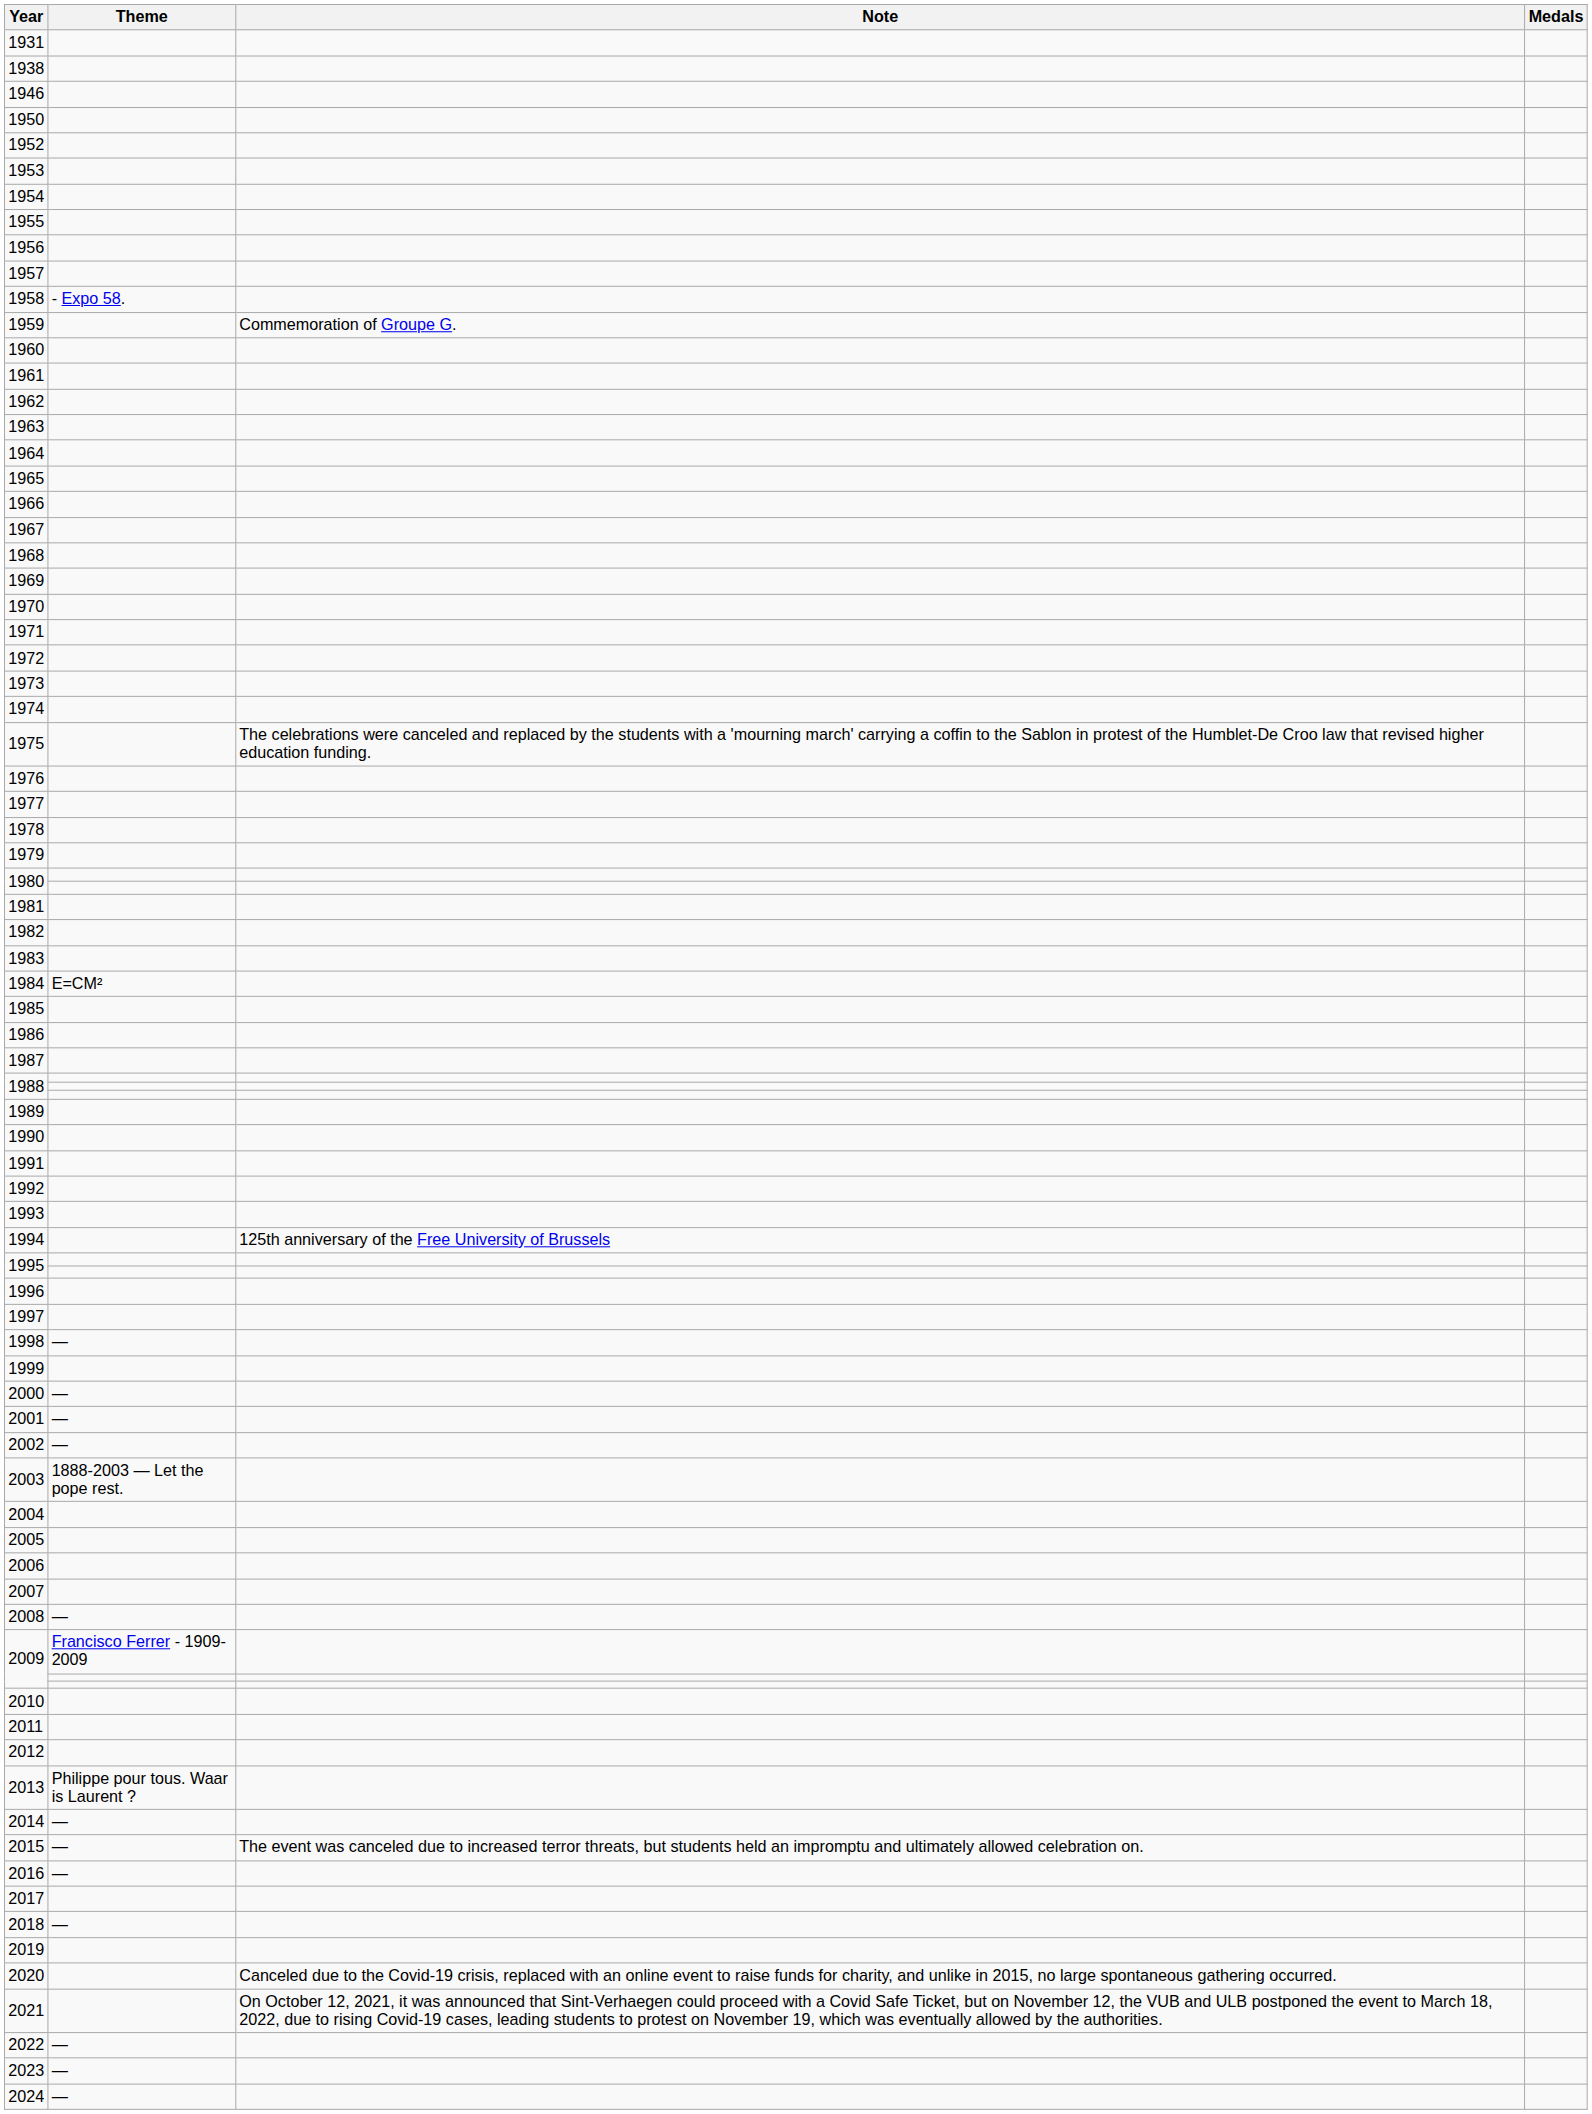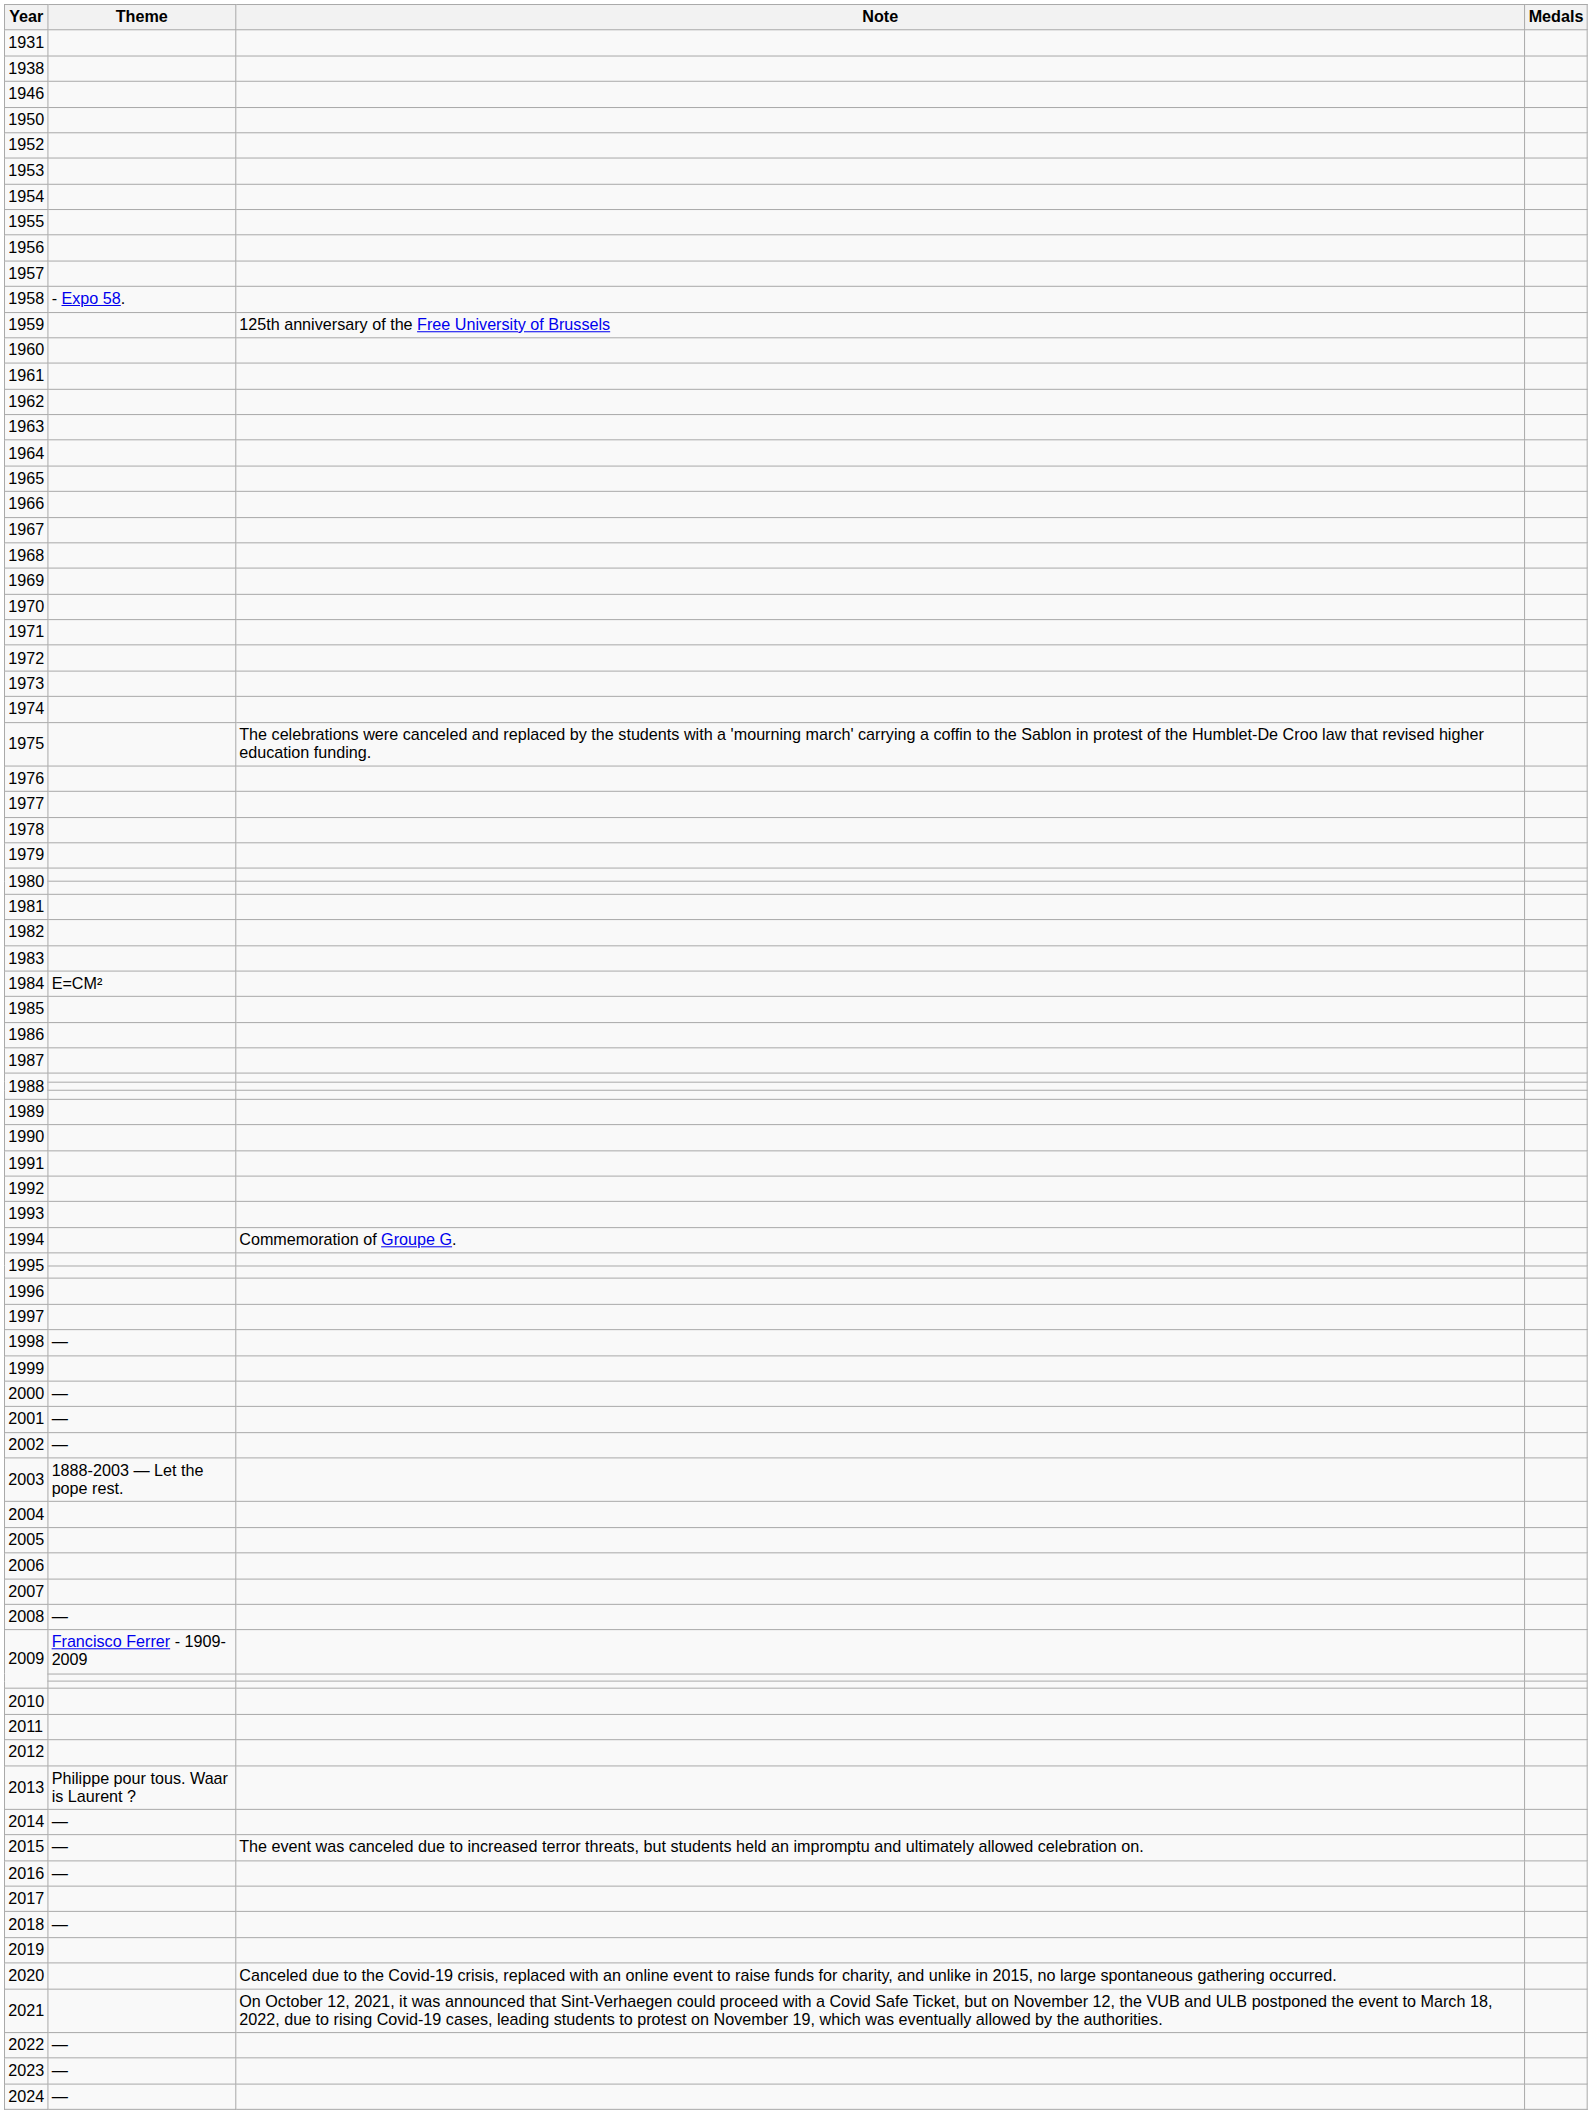(348, 324) Commemoration of Groupe G. -> (425, 324) 125th anniversary of the Free University of Brussels
(425, 1240) 125th anniversary of the Free University of Brussels -> (348, 1240) Commemoration of Groupe G.
